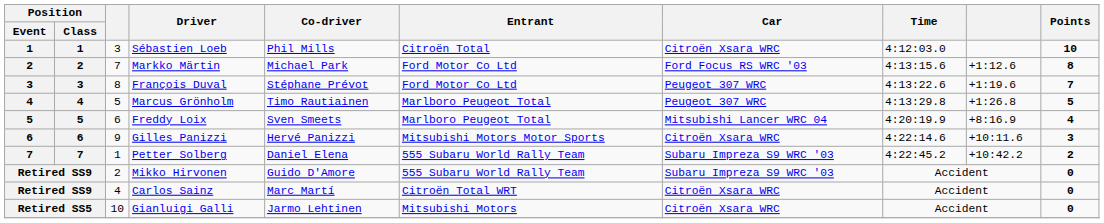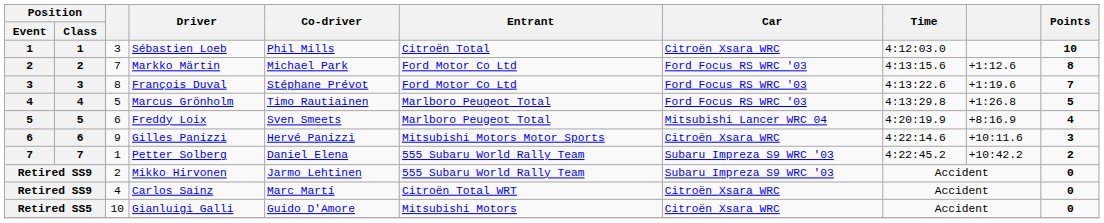(716, 84) Peugeot 307 WRC -> (736, 84) Ford Focus RS WRC '03
(716, 102) Peugeot 307 WRC -> (736, 102) Ford Focus RS WRC '03
(311, 173) Guido D'Amore -> (314, 173) Jarmo Lehtinen
(314, 209) Jarmo Lehtinen -> (311, 209) Guido D'Amore
